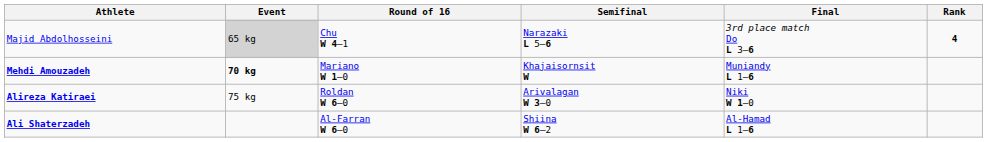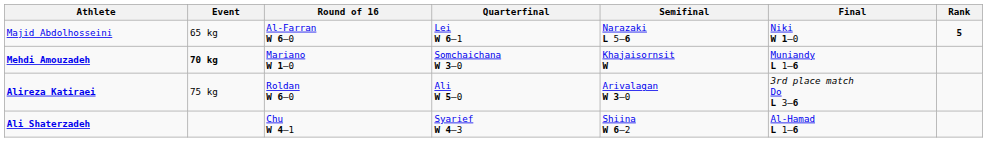+ column: (516, 12)
(242, 38) lightgrey background -> (204, 33) no background
(334, 38) Chu W 4–1 -> (291, 33) Al-Farran W 6–0
(768, 38) 3rd place match Do L 3–6 -> (784, 33) Niki W 1–0
(954, 38) 4 -> (959, 33) 5
(740, 97) Niki W 1–0 -> (812, 92) 3rd place match Do L 3–6
(345, 124) Al-Farran W 6–0 -> (280, 124) Chu W 4–1
